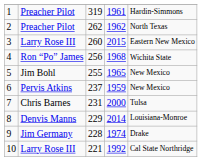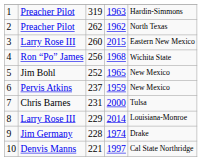(116, 12) 1961 -> (116, 12) 1963
(95, 73) 255 -> (95, 73) 252
(48, 118) Denvis Manns -> (48, 118) Larry Rose III
(48, 149) Larry Rose III -> (48, 149) Denvis Manns
(116, 149) 1992 -> (116, 149) 1997
